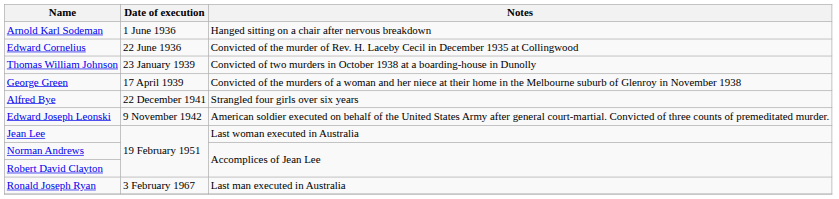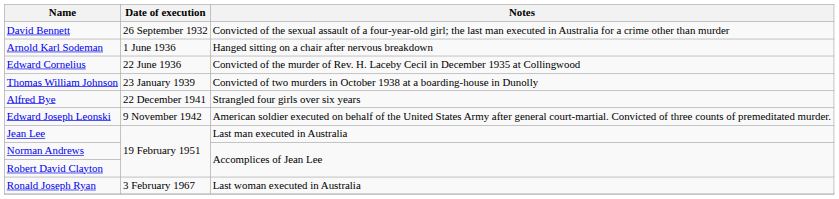+ row: (38, 30)
- row: (37, 82)
(285, 133) Last woman executed in Australia -> (280, 133) Last man executed in Australia
(278, 185) Last man executed in Australia -> (287, 185) Last woman executed in Australia
